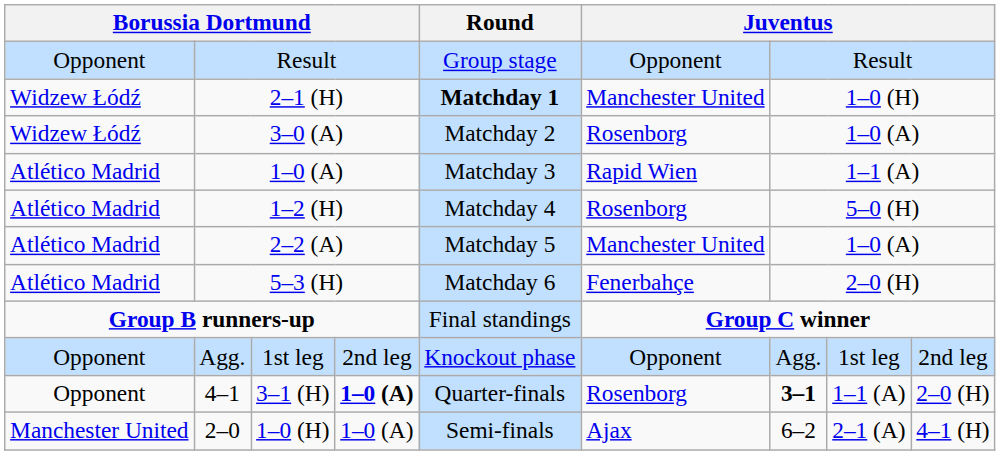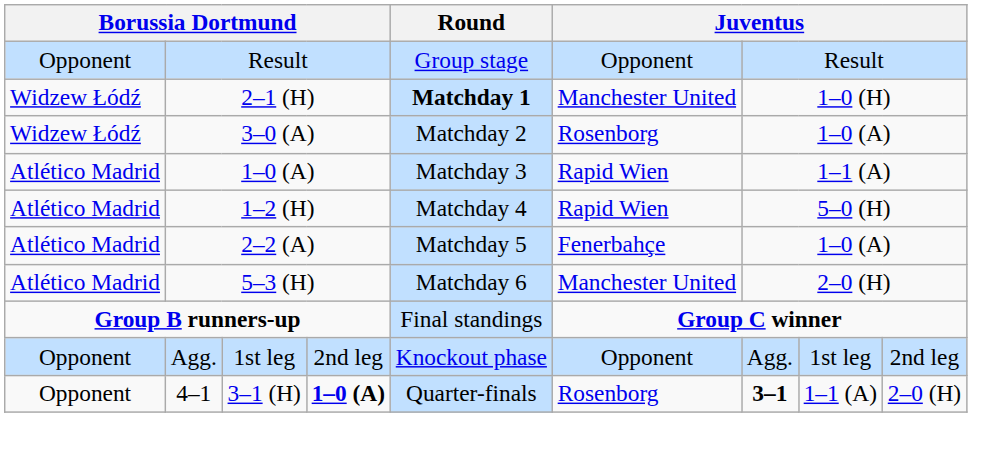(637, 208) Rosenborg -> (613, 208) Rapid Wien
(675, 245) Manchester United -> (612, 245) Fenerbahçe
(640, 282) Fenerbahçe -> (647, 282) Manchester United
- row: (222, 430)
